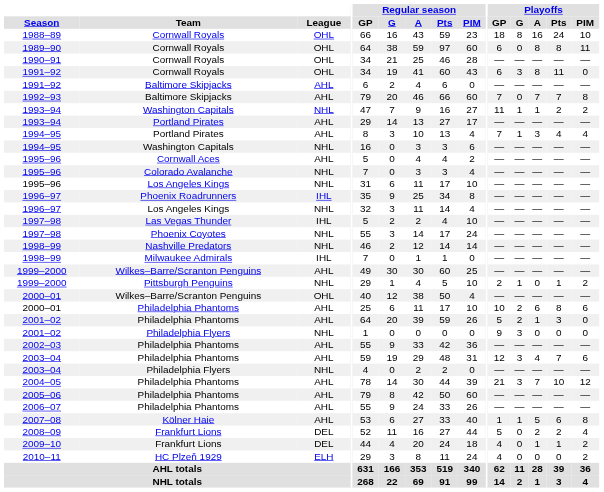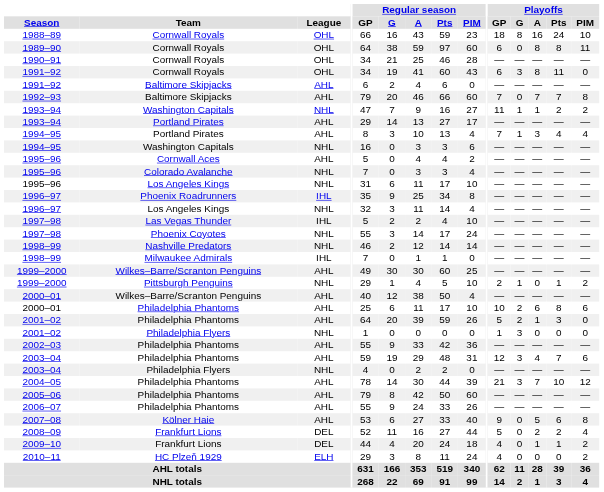(324, 295) OHL -> (324, 295) AHL
(499, 332) 9 -> (499, 332) 1
(499, 419) 1 -> (499, 419) 9
(520, 419) 1 -> (520, 419) 0
